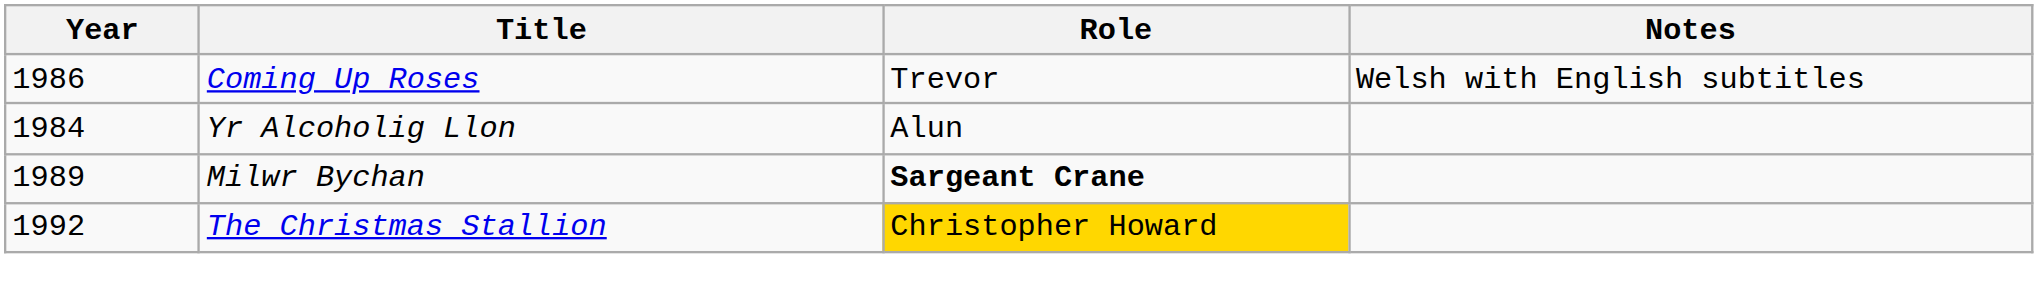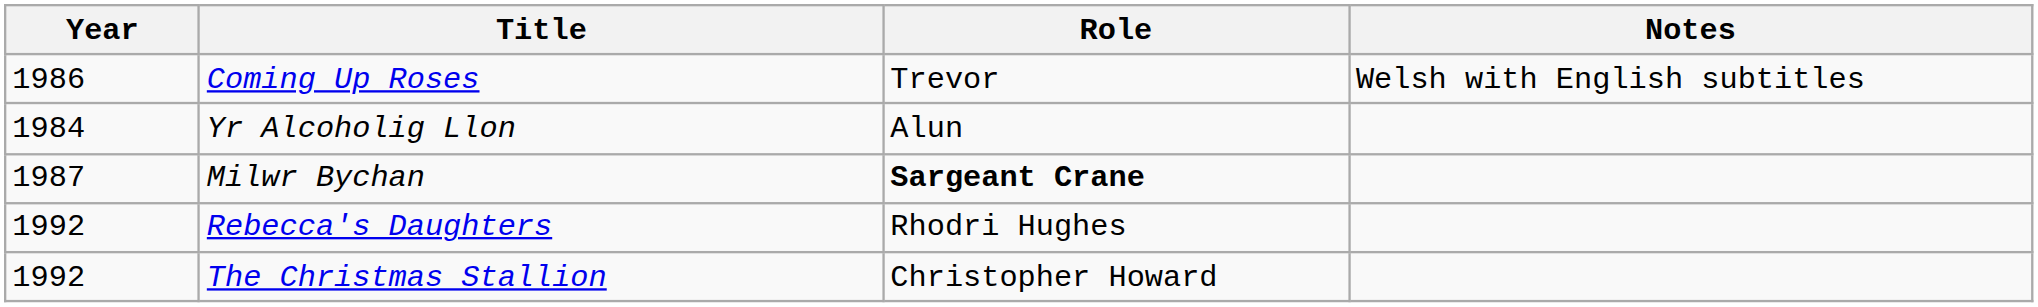(49, 178) 1989 -> (49, 178) 1987
+ row: (380, 227)
(1054, 227) gold background -> (1054, 277) no background
